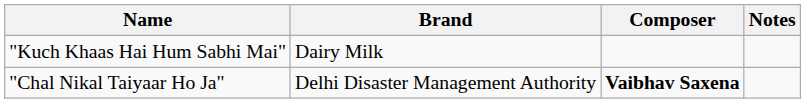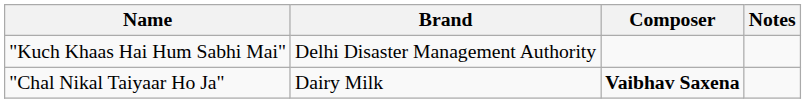(339, 51) Dairy Milk -> (446, 51) Delhi Disaster Management Authority
(446, 82) Delhi Disaster Management Authority -> (339, 82) Dairy Milk
